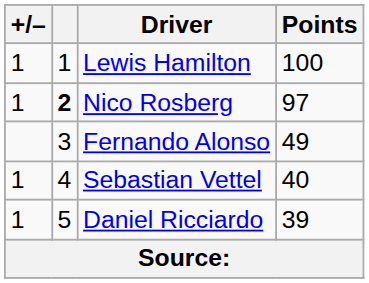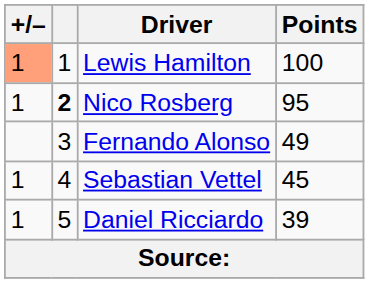(18, 63) no background -> (18, 63) lightsalmon background
(296, 102) 97 -> (296, 102) 95
(296, 180) 40 -> (296, 180) 45
